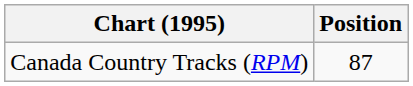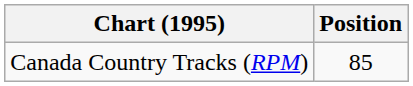(361, 61) 87 -> (361, 61) 85
